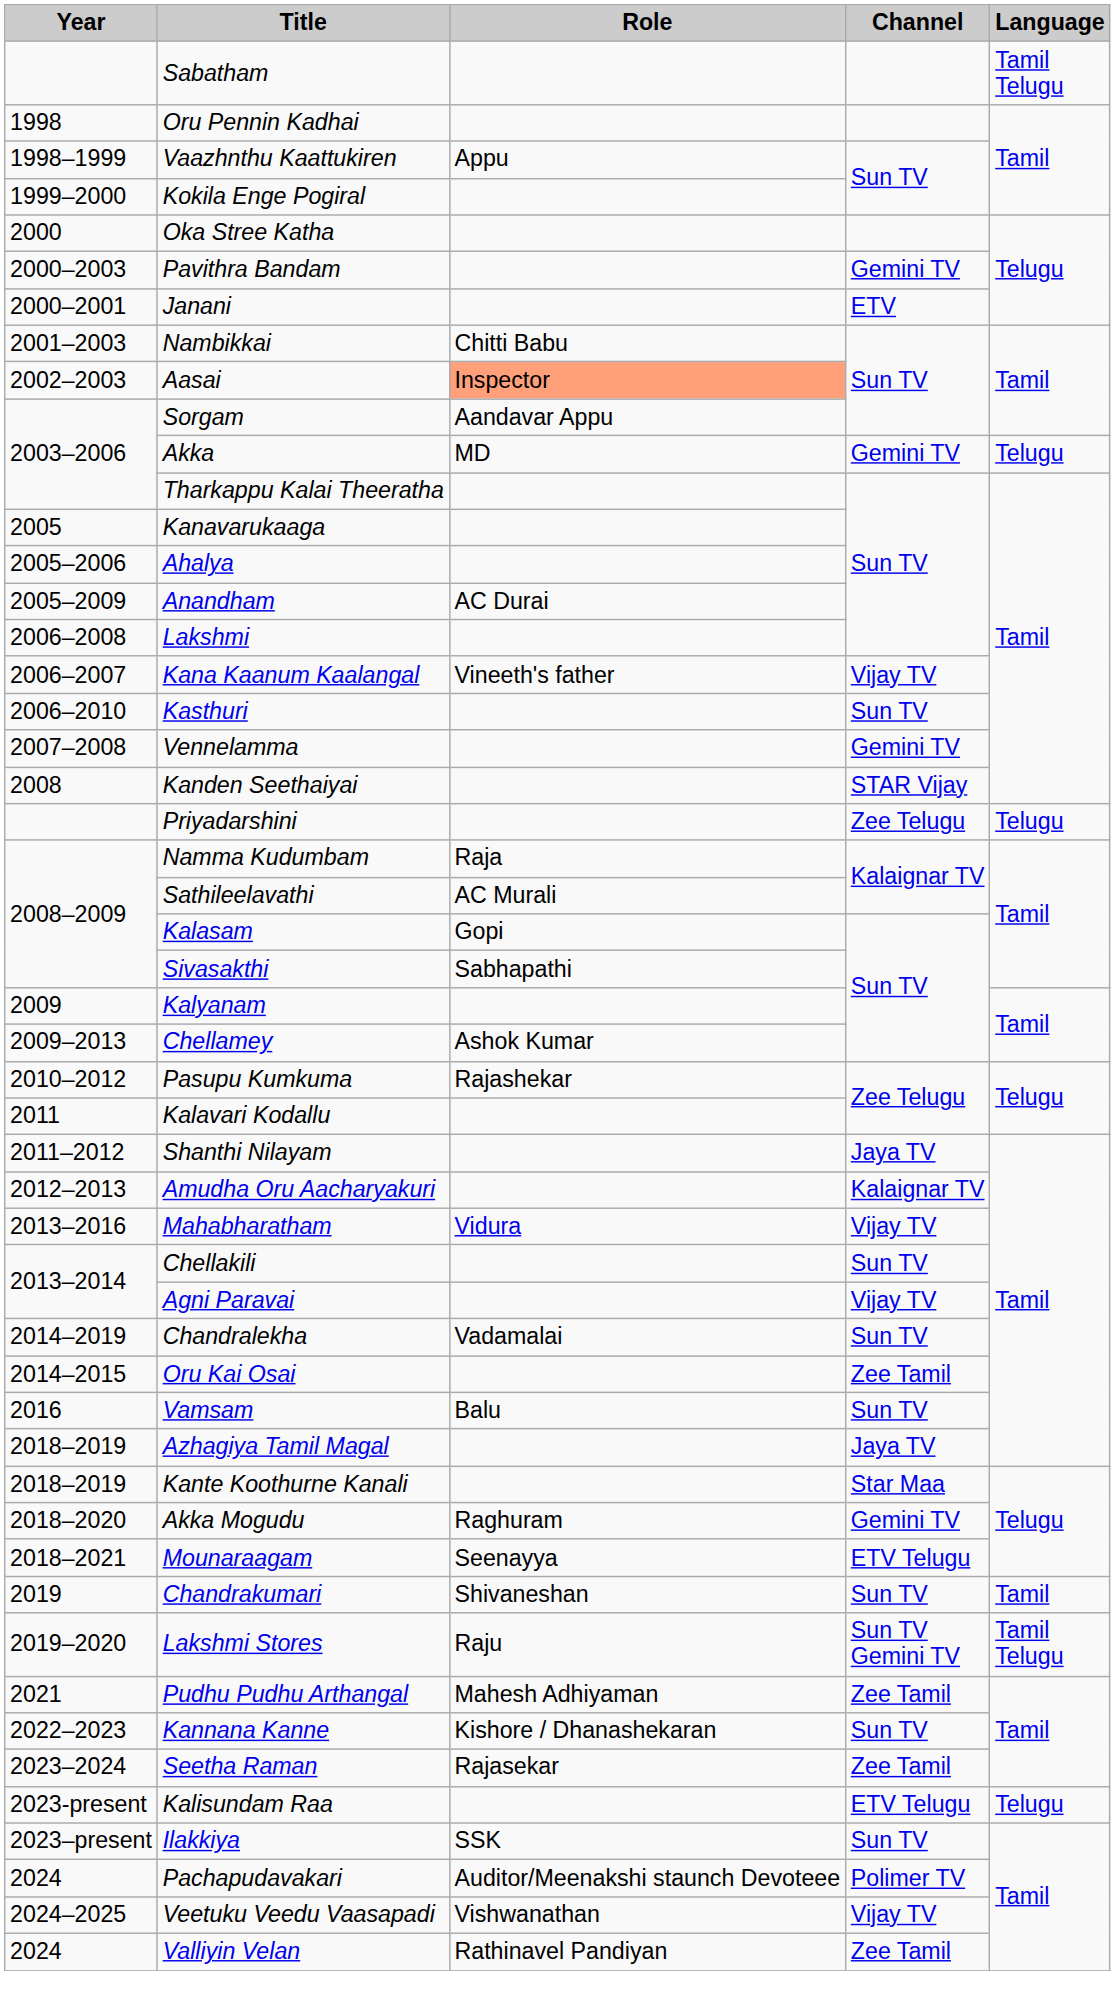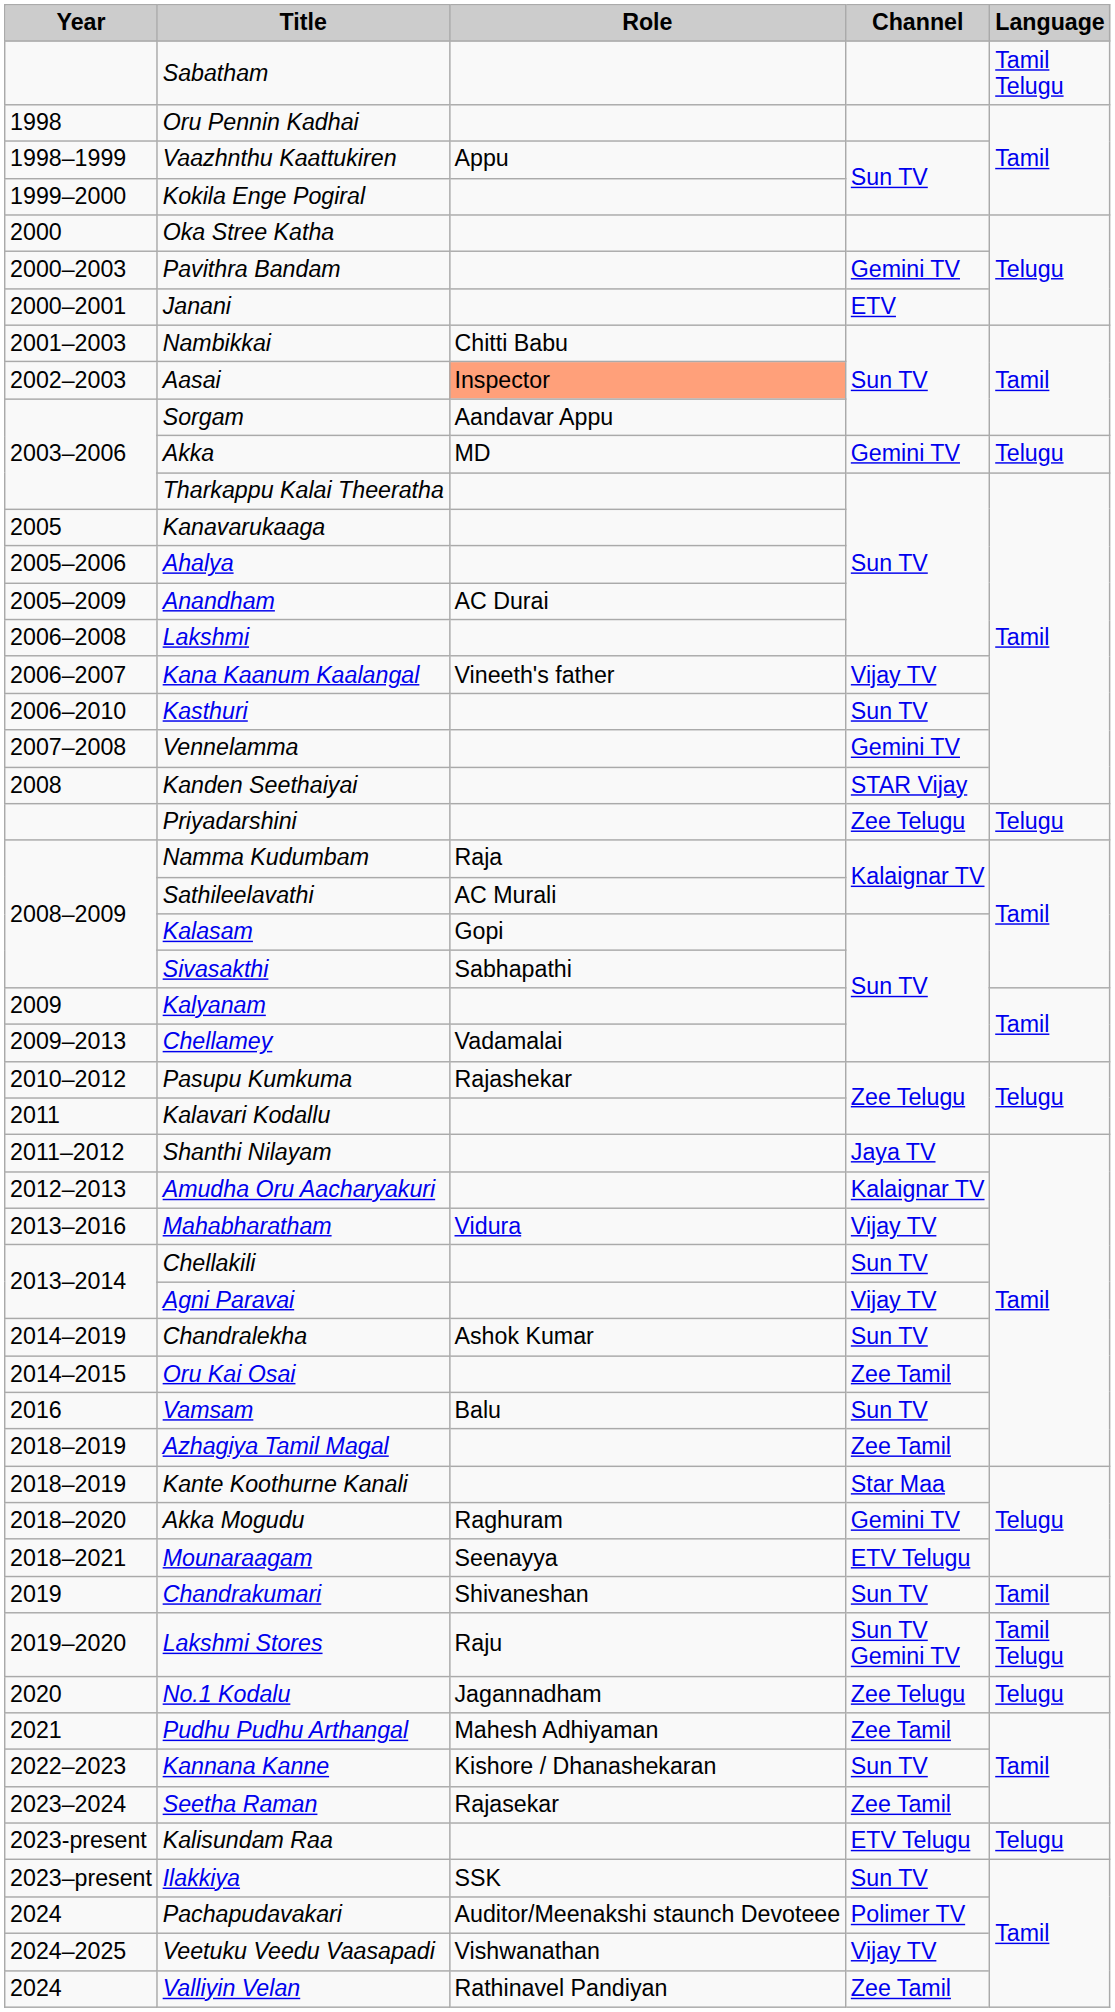(524, 1042) Ashok Kumar -> (508, 1042) Vadamalai
(508, 1336) Vadamalai -> (524, 1336) Ashok Kumar
(893, 1447) Jaya TV -> (901, 1447) Zee Tamil
+ row: (227, 1694)
